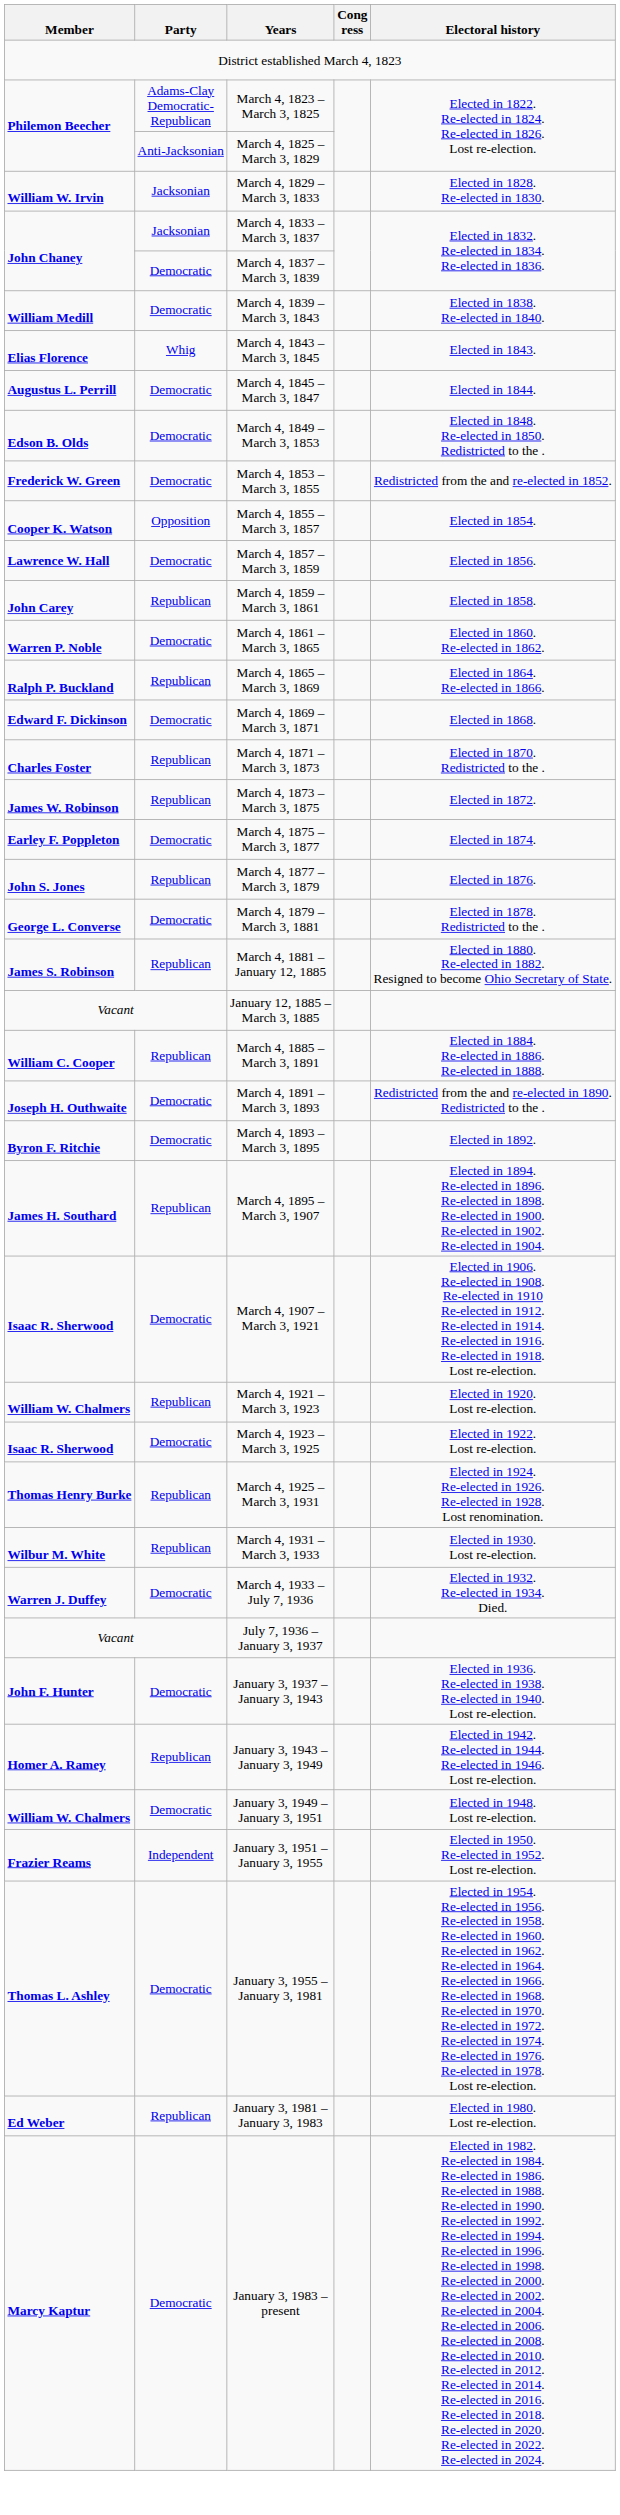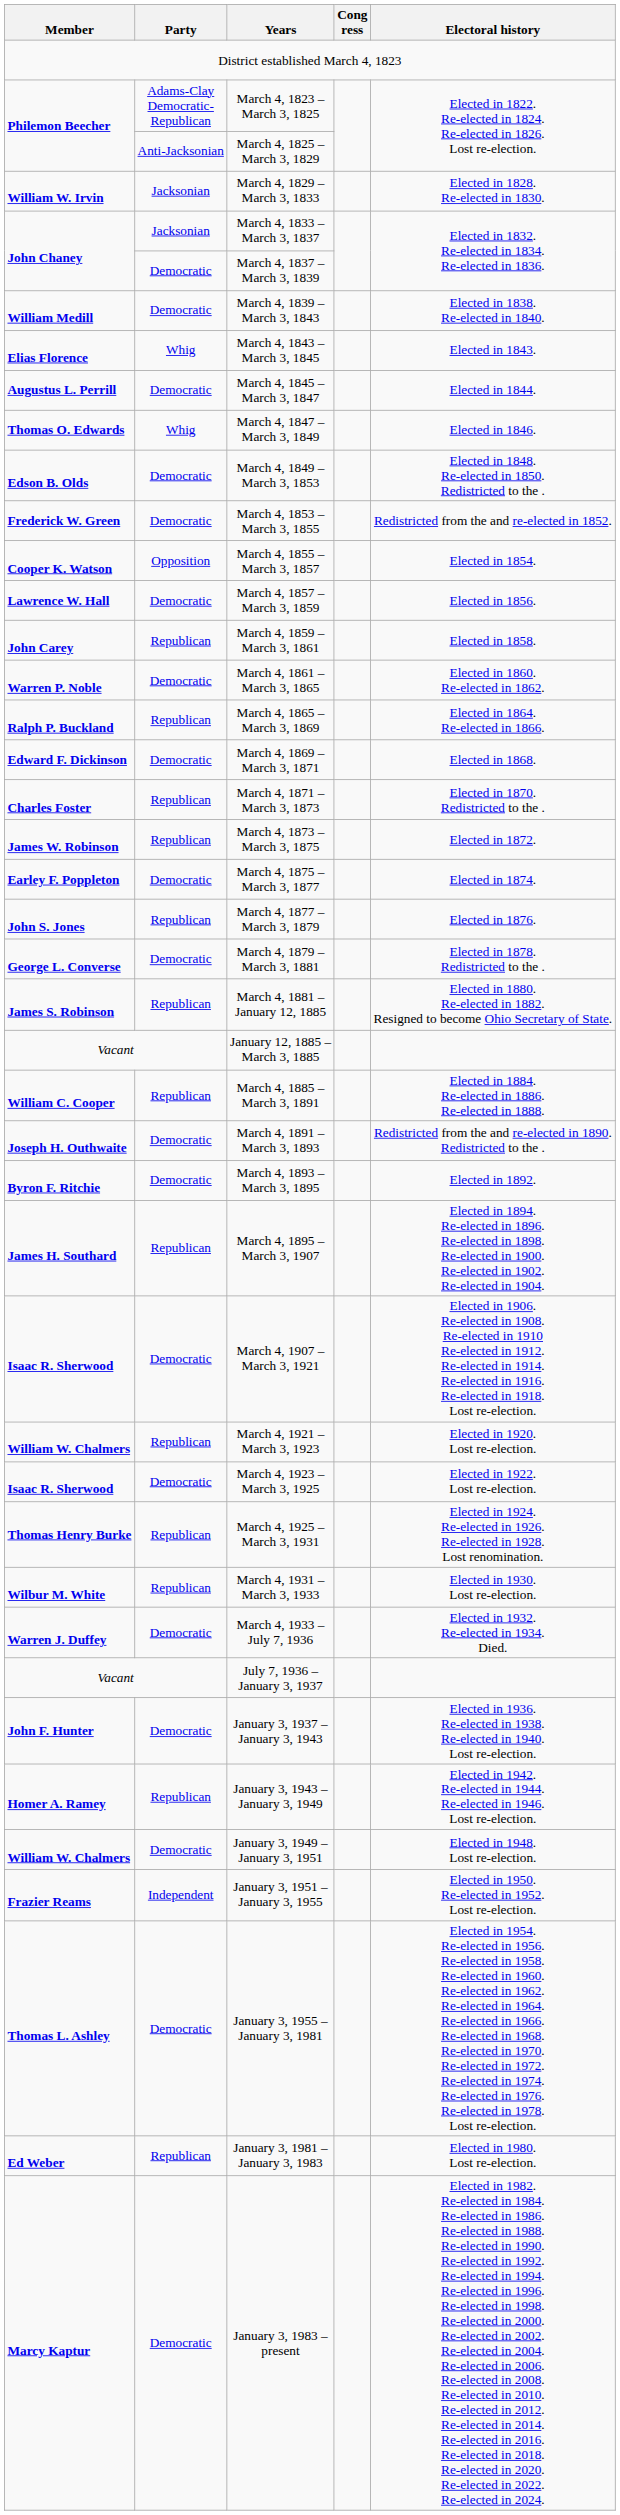+ row: (281, 430)
